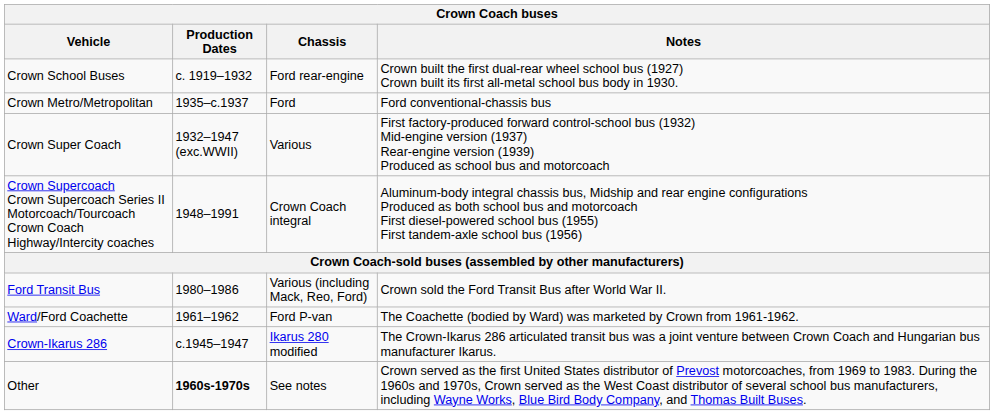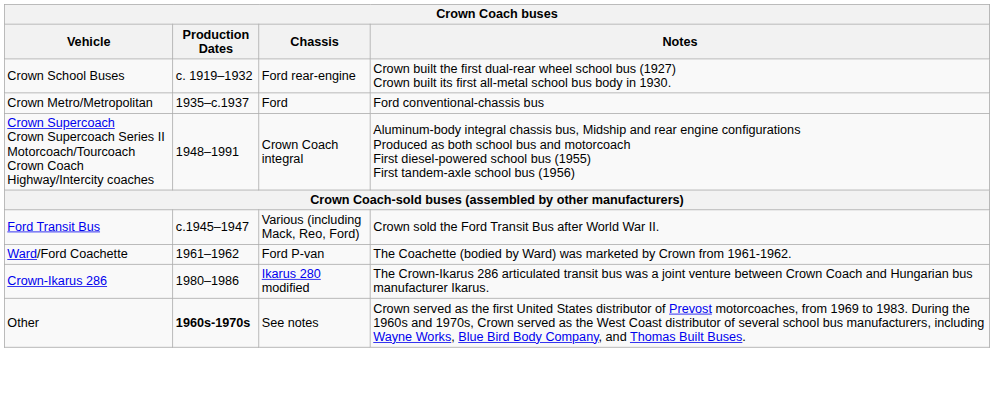- row: (64, 144)
(207, 289) 1980–1986 -> (212, 227) c.1945–1947
(212, 344) c.1945–1947 -> (207, 281) 1980–1986
